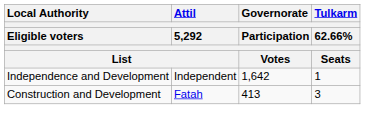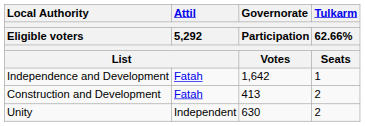(205, 76) Independent -> (188, 76) Fatah
(318, 94) 3 -> (318, 94) 2
+ row: (20, 112)
